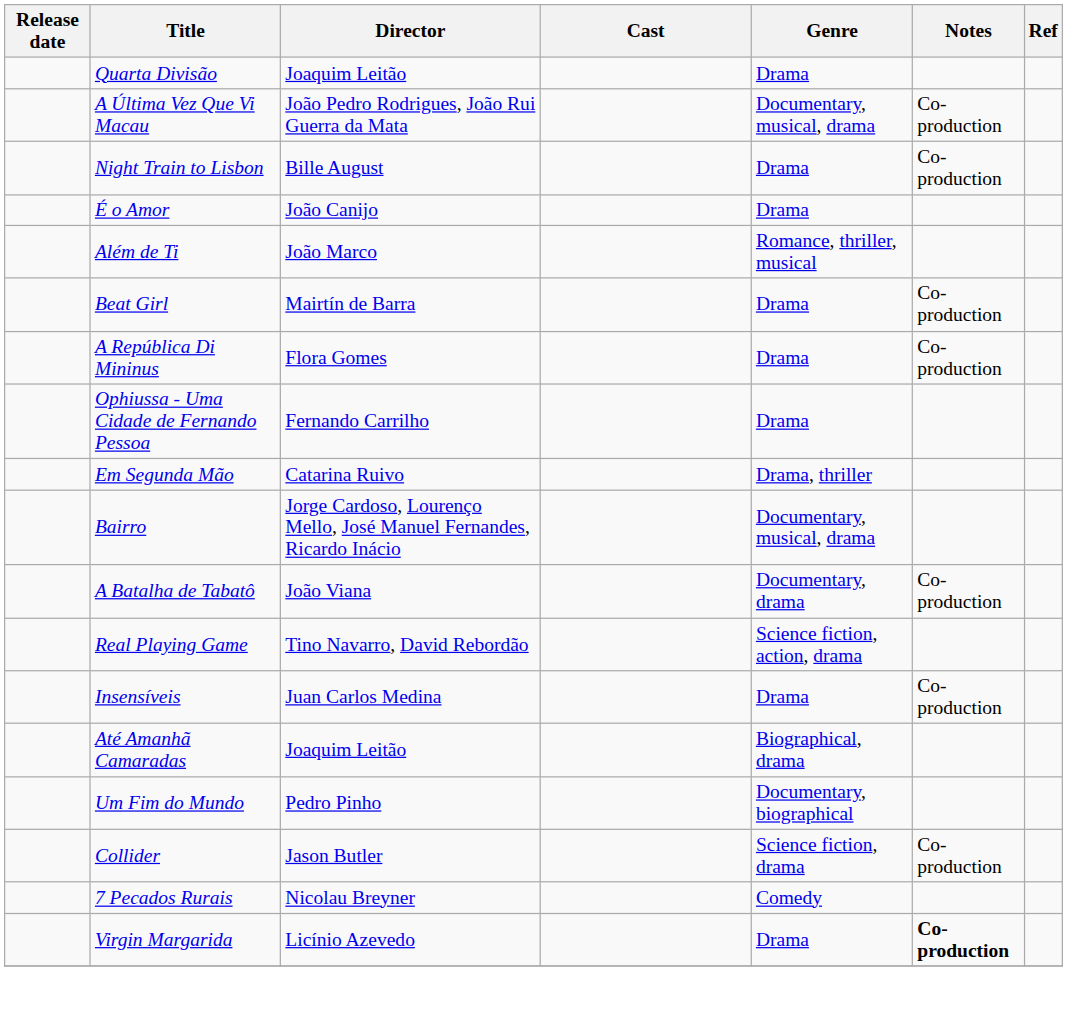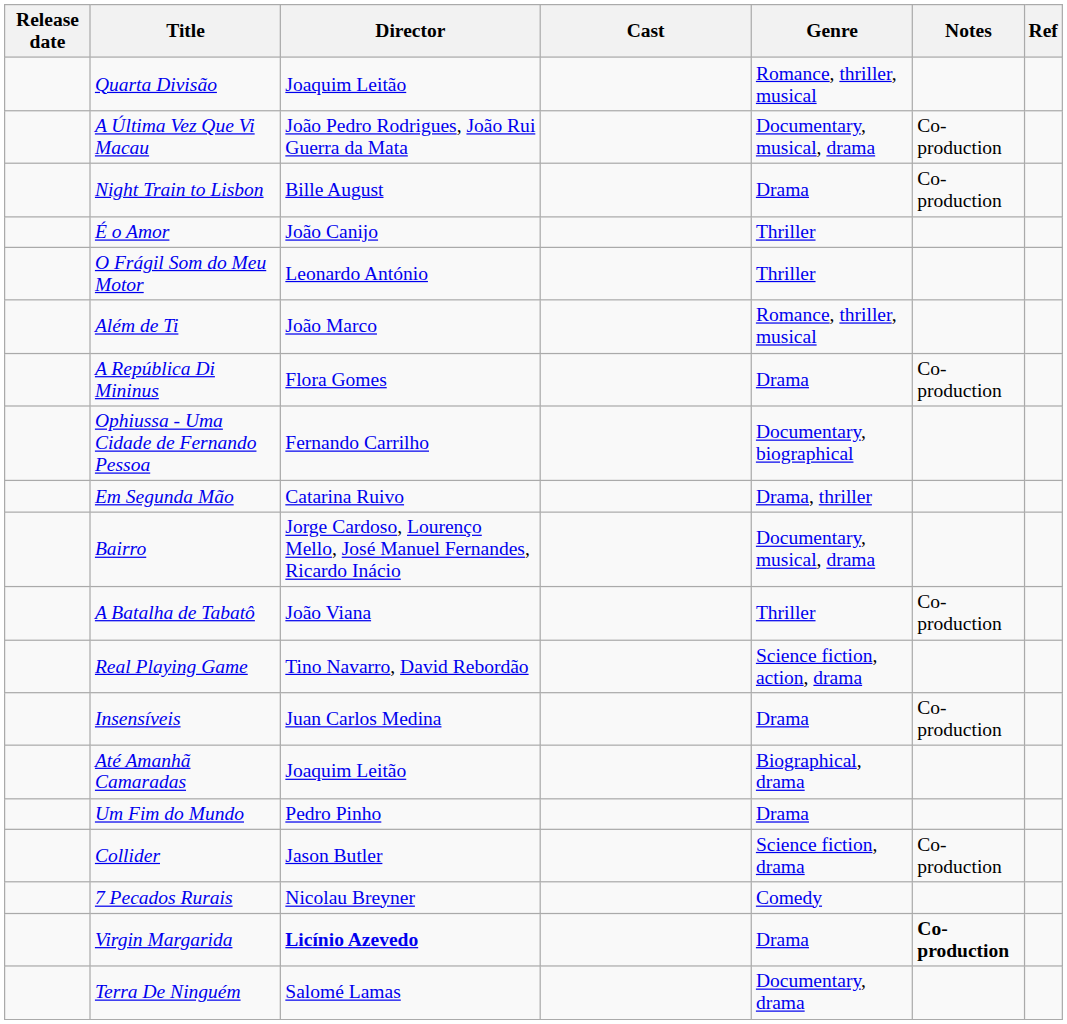(782, 72) Drama -> (826, 83) Romance, thriller, musical
(782, 209) Drama -> (786, 231) Thriller
+ row: (181, 273)
- row: (132, 304)
(782, 421) Drama -> (811, 443) Documentary, biographical
(811, 591) Documentary, drama -> (786, 613) Thriller
(811, 802) Documentary, biographical -> (782, 813) Drama
(350, 939) normal -> (352, 939) bold
+ row: (168, 992)
